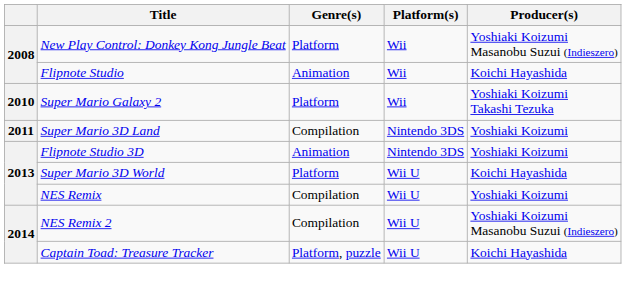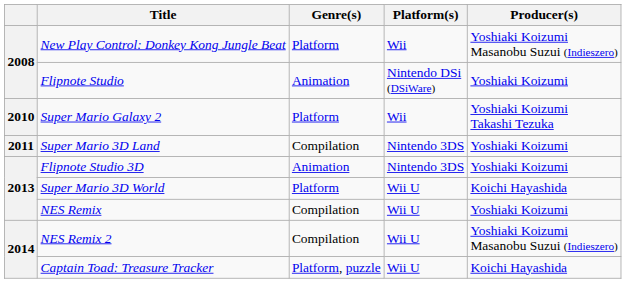(397, 72) Wii -> (424, 80) Nintendo DSi (DSiWare)
(519, 72) Koichi Hayashida -> (519, 80) Yoshiaki Koizumi
